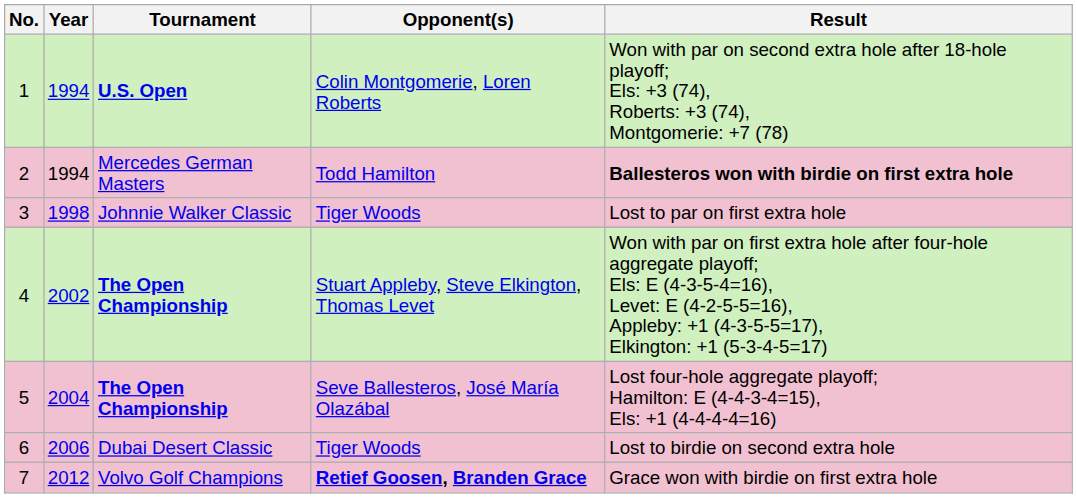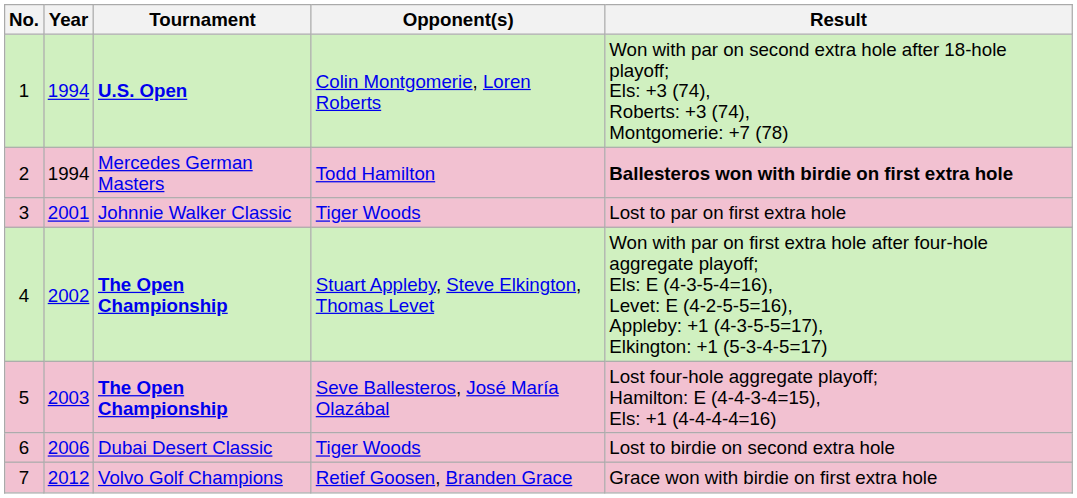(69, 213) 1998 -> (69, 213) 2001
(69, 398) 2004 -> (69, 398) 2003
(451, 478) bold -> (444, 478) normal
